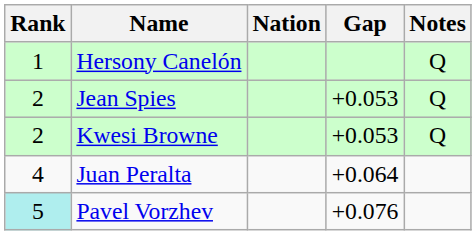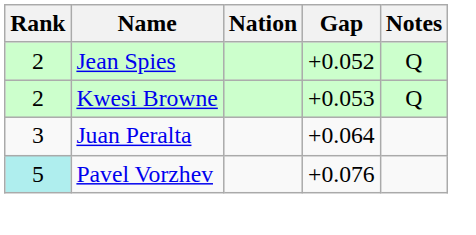- row: (159, 60)
(365, 98) +0.053 -> (341, 60) +0.052
(38, 173) 4 -> (38, 135) 3
